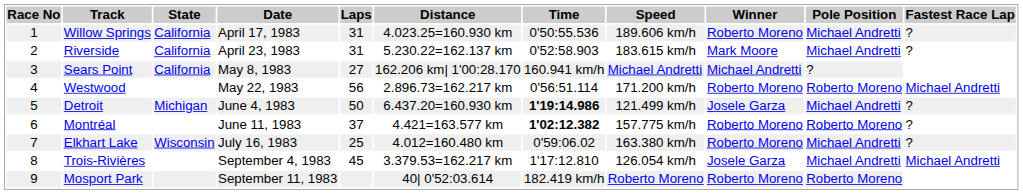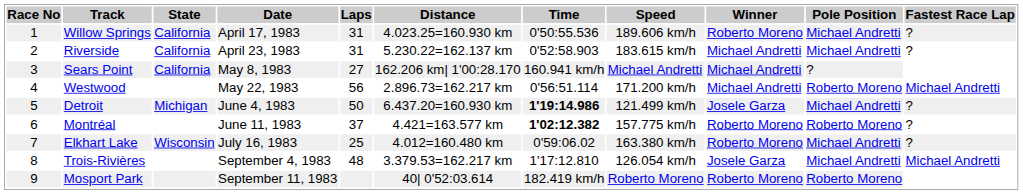(742, 51) Mark Moore -> (754, 51) Michael Andretti
(755, 87) Roberto Moreno -> (754, 87) Michael Andretti
(356, 160) 45 -> (356, 160) 48
